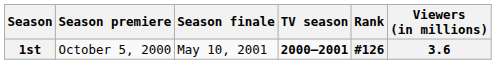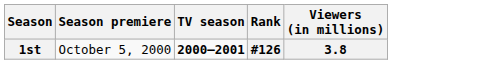- column: (226, 22)
(439, 49) 3.6 -> (336, 49) 3.8
